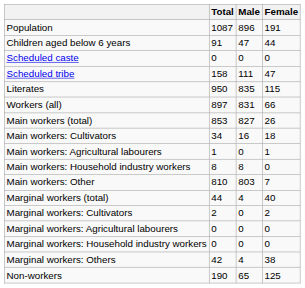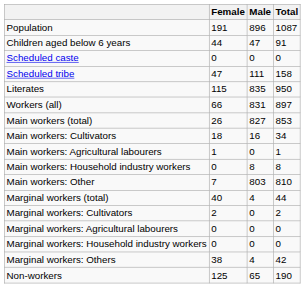columns swapped: (223, 12) <-> (281, 12)
